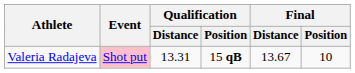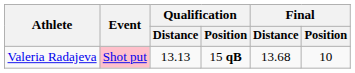(176, 57) 13.31 -> (176, 57) 13.13
(276, 57) 13.67 -> (276, 57) 13.68
